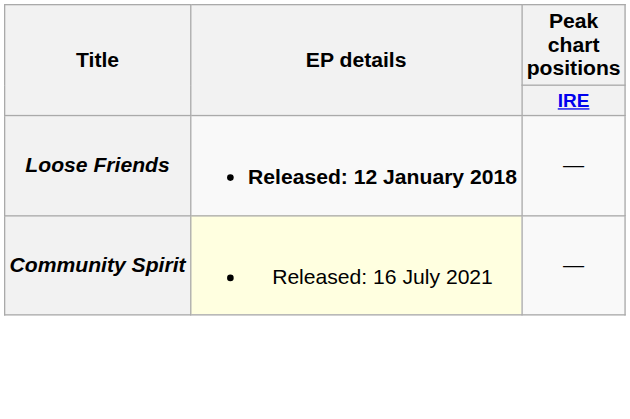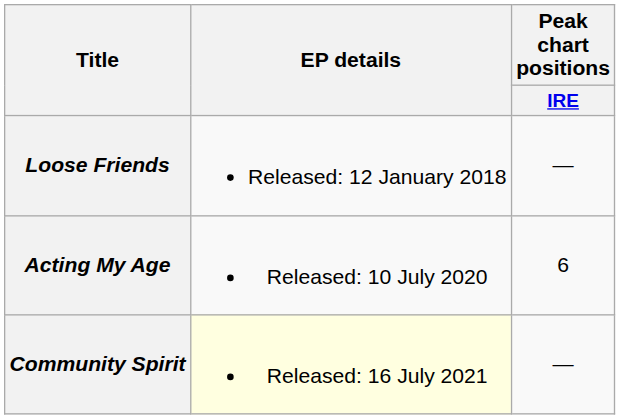(356, 177) bold -> (351, 177) normal
+ row: (98, 264)
